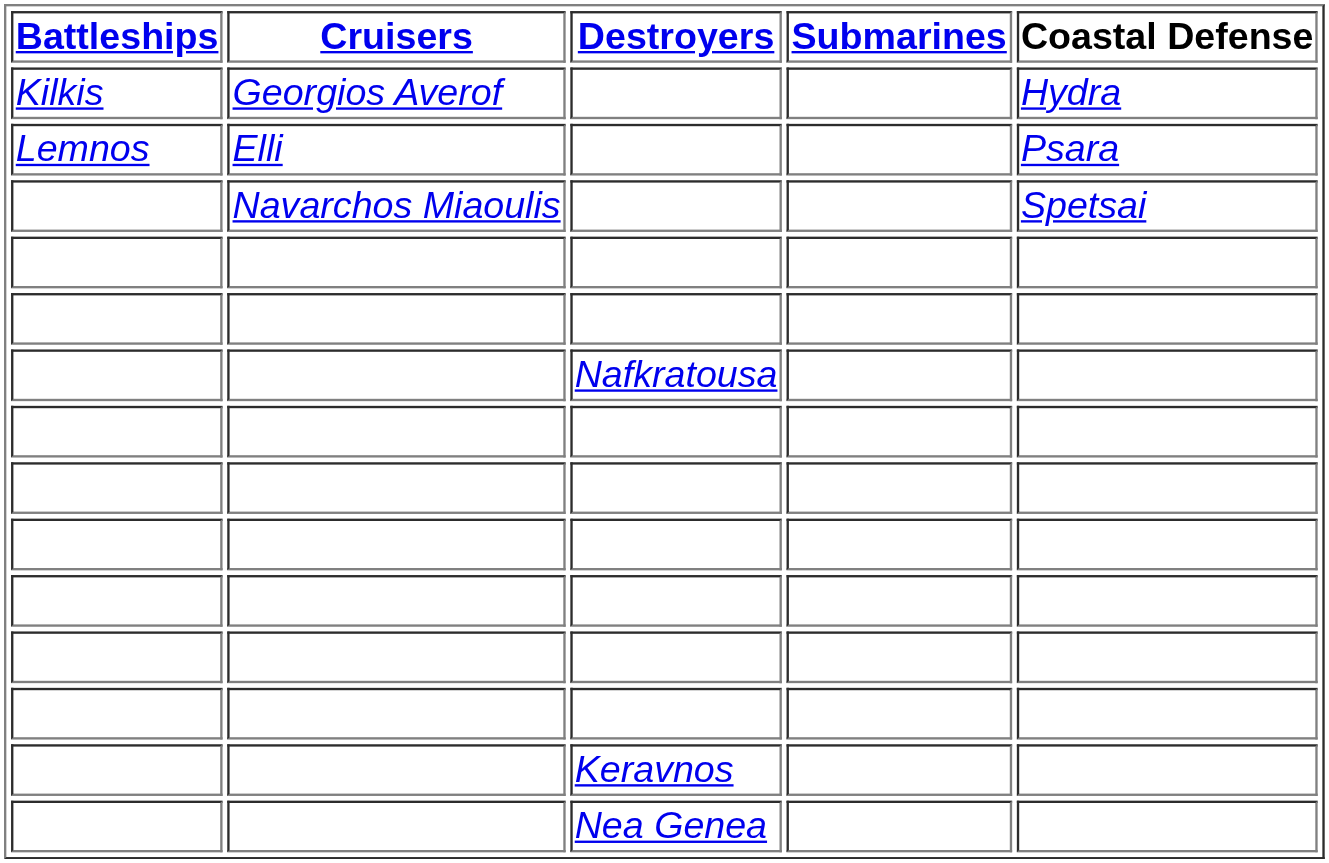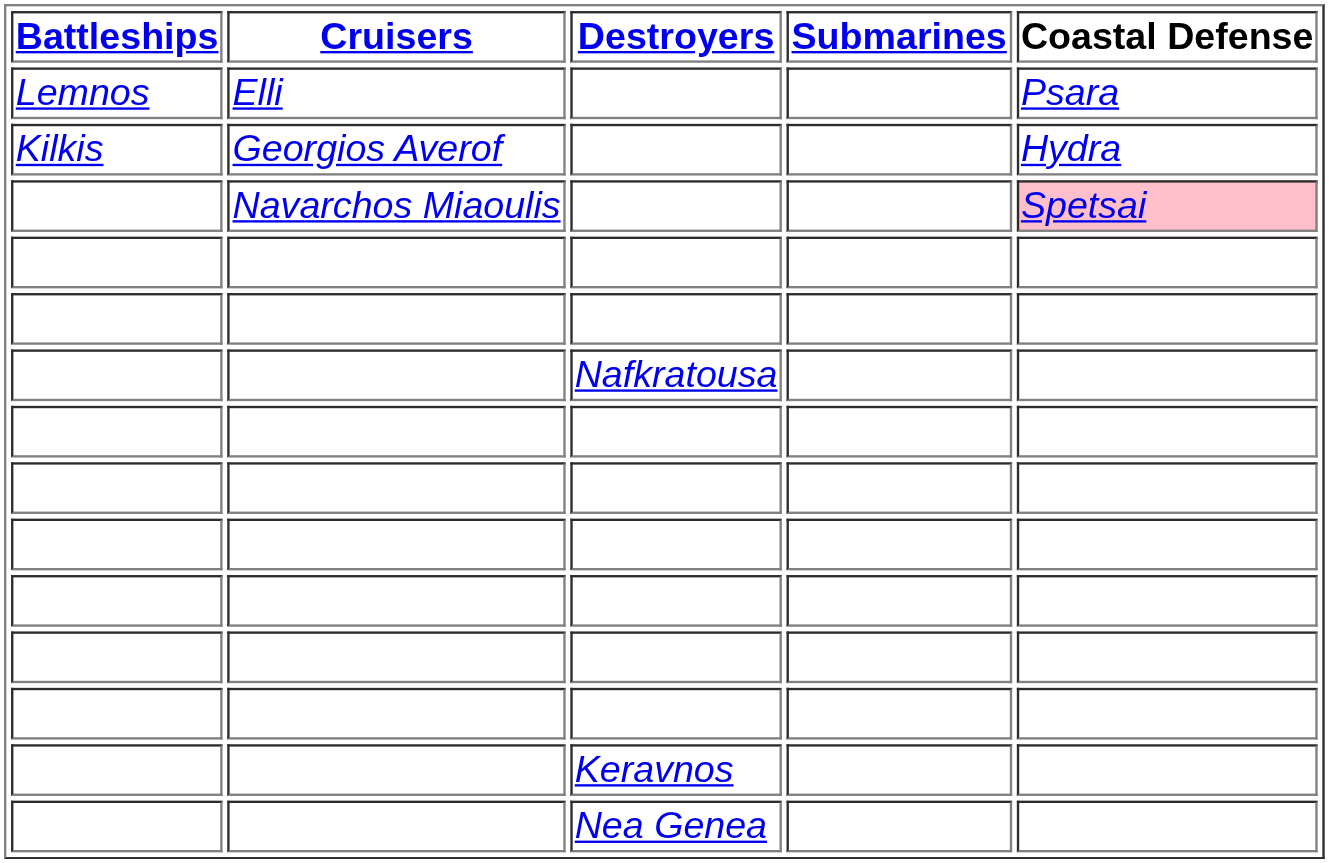rows swapped: (367, 92) <-> (258, 149)
(1084, 205) no background -> (1084, 205) pink background
